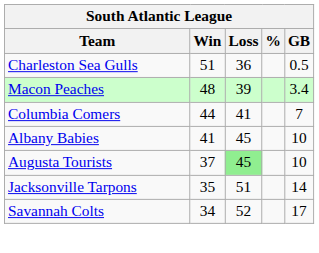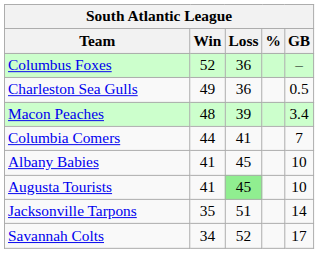+ row: (60, 65)
(207, 65) 51 -> (207, 89) 49
(207, 162) 37 -> (207, 187) 41
